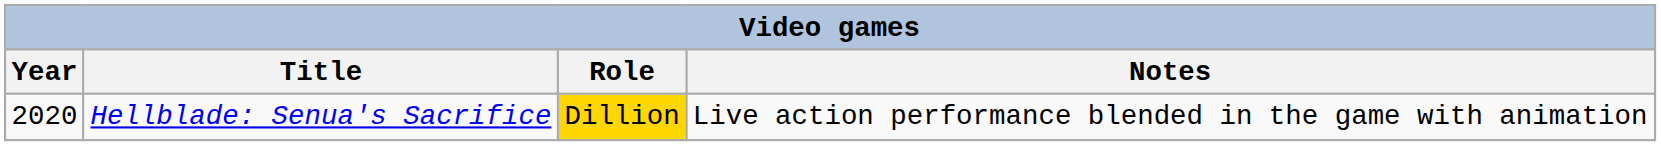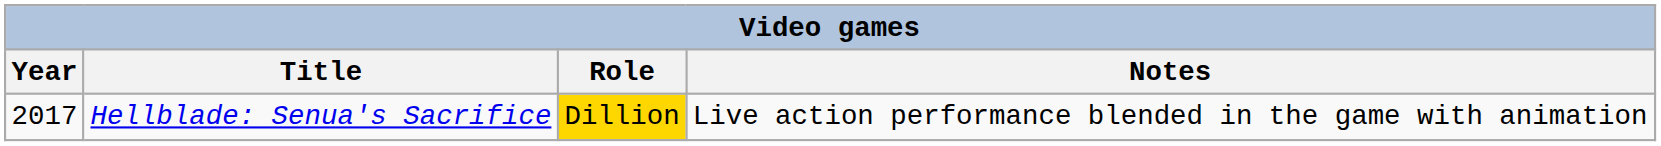(45, 117) 2020 -> (45, 117) 2017
